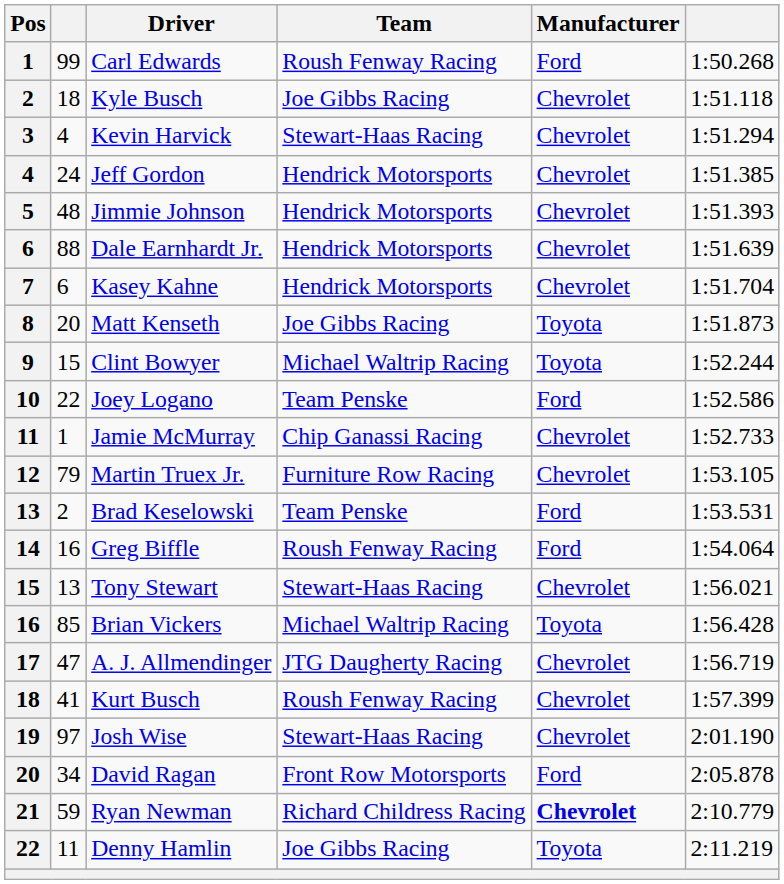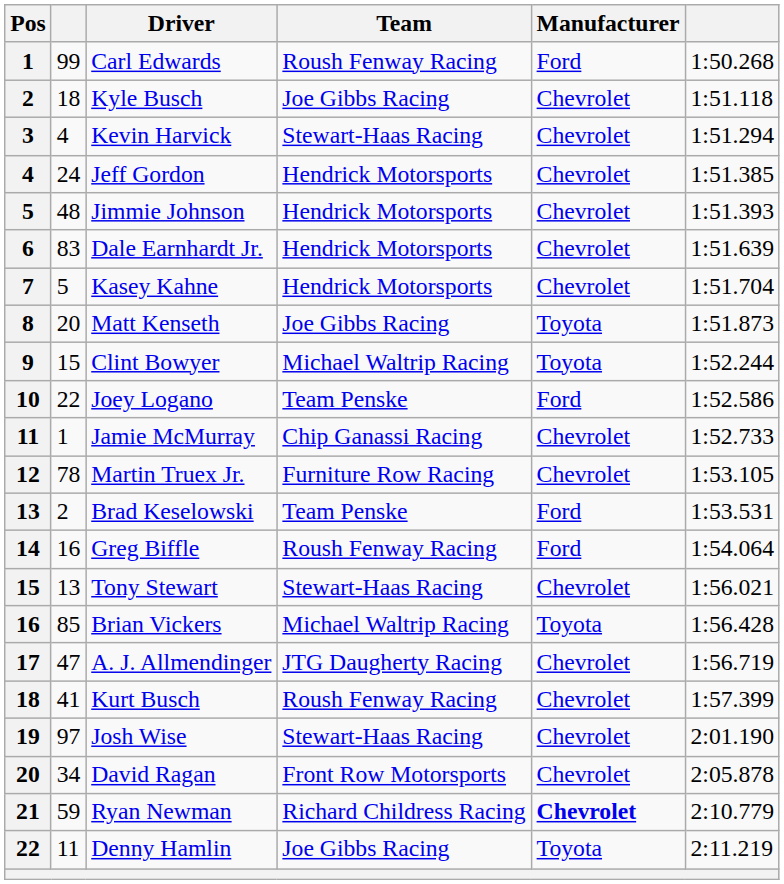(68, 248) 88 -> (68, 248) 83
(63, 286) 6 -> (63, 286) 5
(68, 473) 79 -> (68, 473) 78
(559, 774) Ford -> (583, 774) Chevrolet
